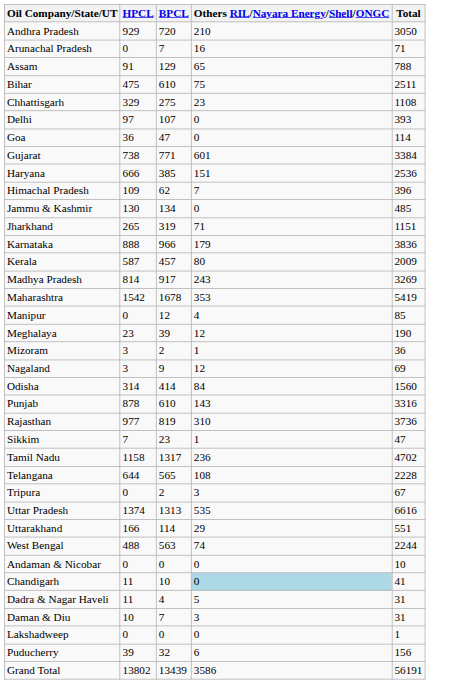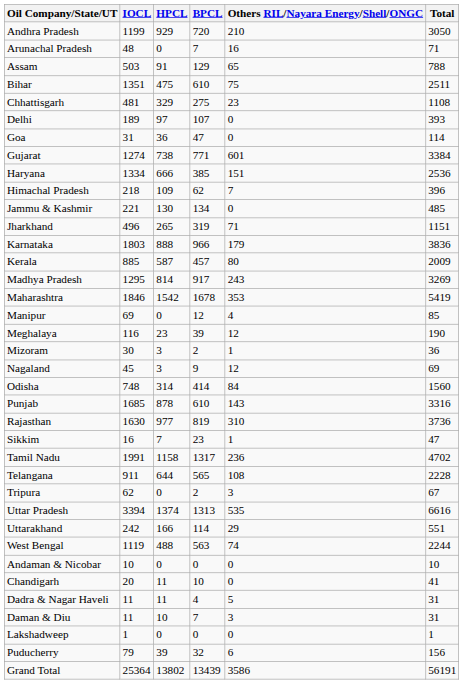+ column: (137, 13)
(197, 581) lightblue background -> (230, 581) no background
